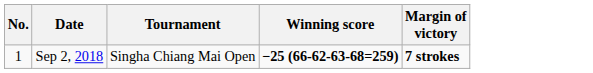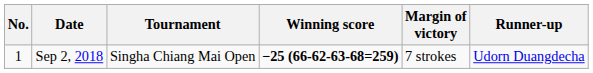+ column: (529, 24)
(432, 56) bold -> (431, 56) normal
